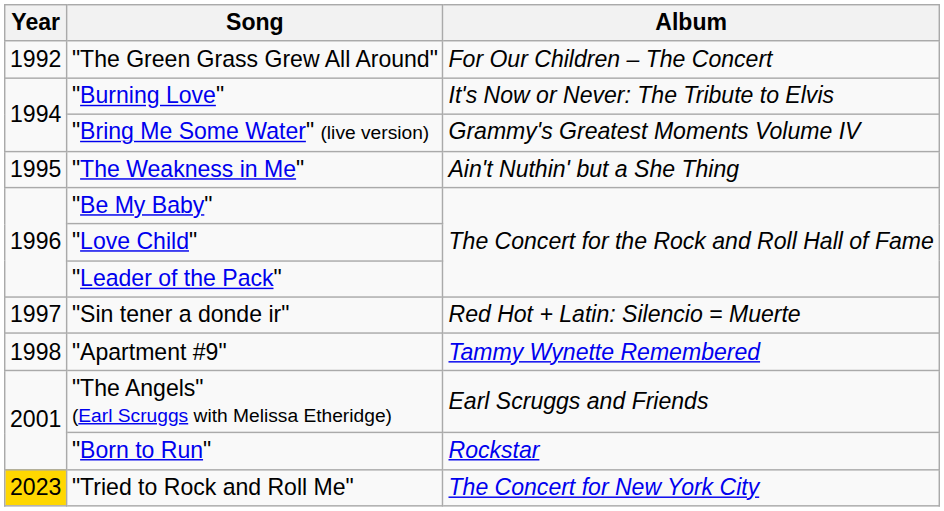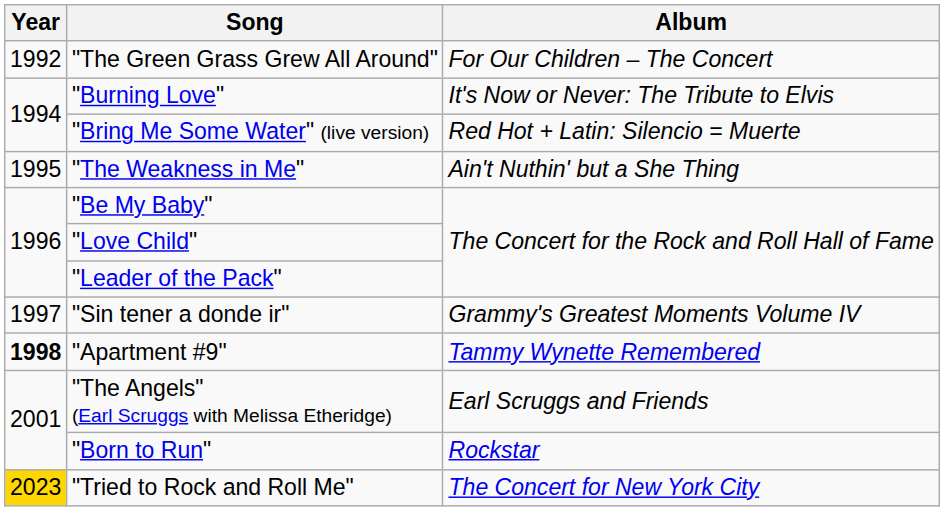(654, 132) Grammy's Greatest Moments Volume IV -> (625, 132) Red Hot + Latin: Silencio = Muerte
(625, 315) Red Hot + Latin: Silencio = Muerte -> (654, 315) Grammy's Greatest Moments Volume IV
(36, 351) normal -> (36, 351) bold
